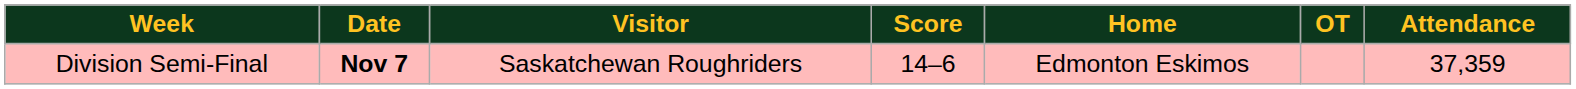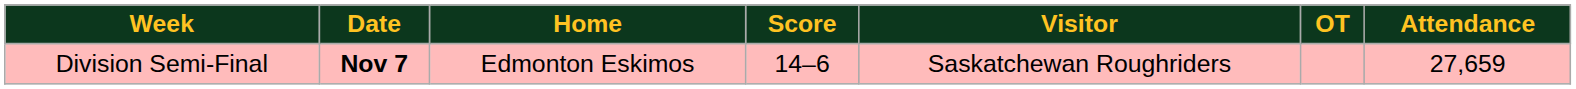columns swapped: (651, 24) <-> (1142, 24)
(1468, 63) 37,359 -> (1468, 63) 27,659
